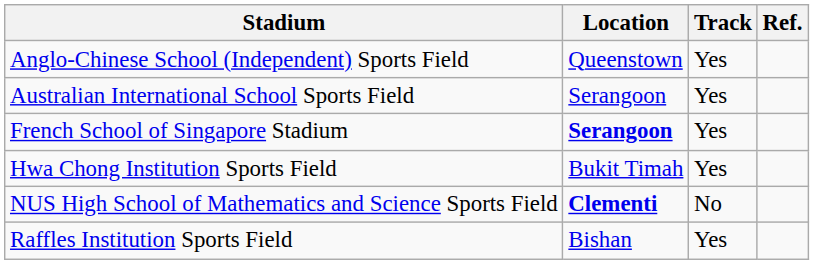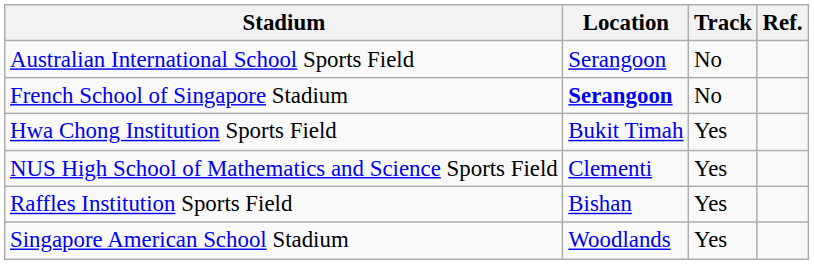- row: (239, 58)
(711, 95) Yes -> (708, 58) No
(711, 131) Yes -> (708, 95) No
(613, 204) bold -> (610, 167) normal
(708, 204) No -> (711, 167) Yes
+ row: (179, 240)
